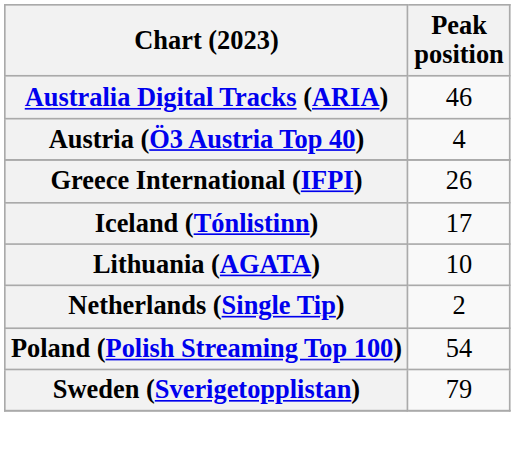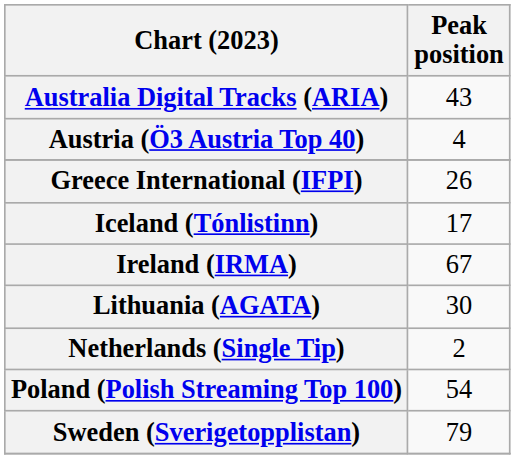(459, 97) 46 -> (459, 97) 43
+ row: (206, 264)
(459, 264) 10 -> (459, 306) 30
